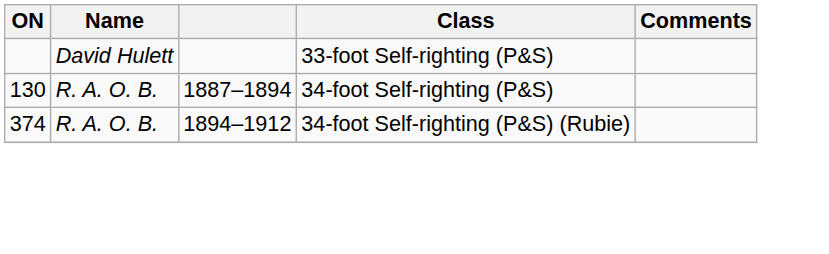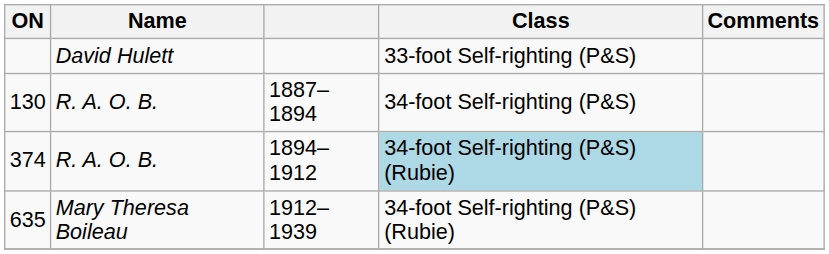(466, 124) no background -> (510, 160) lightblue background
+ row: (28, 219)
